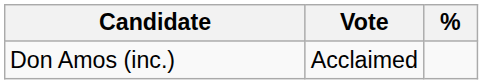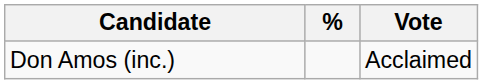columns swapped: (364, 22) <-> (450, 22)
